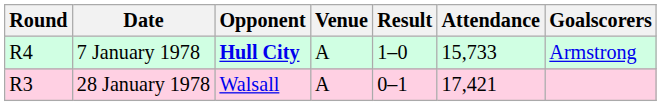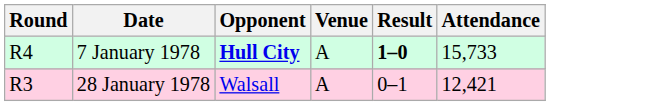- column: (601, 20)
(392, 52) normal -> (392, 52) bold
(469, 84) 17,421 -> (469, 84) 12,421
